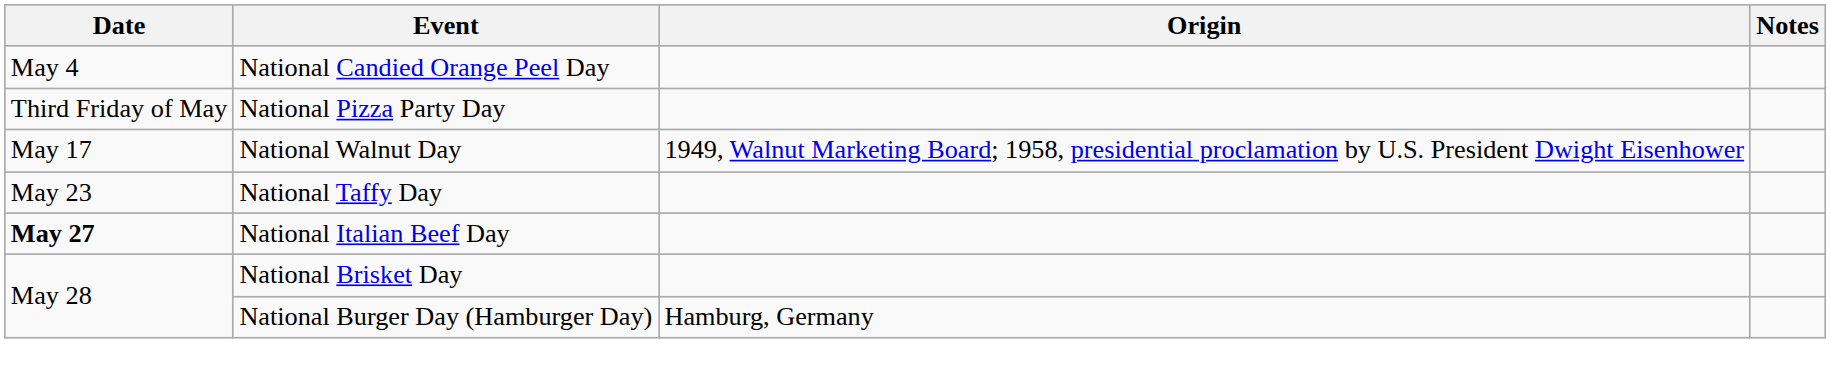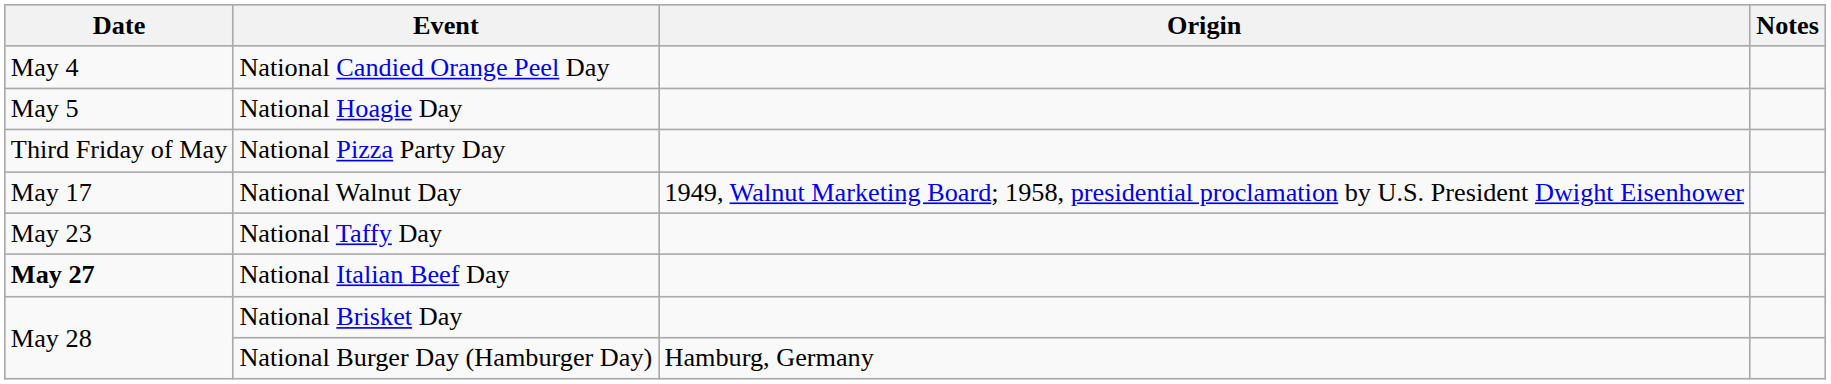+ row: (351, 108)
